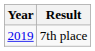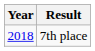(21, 35) 2019 -> (21, 35) 2018
